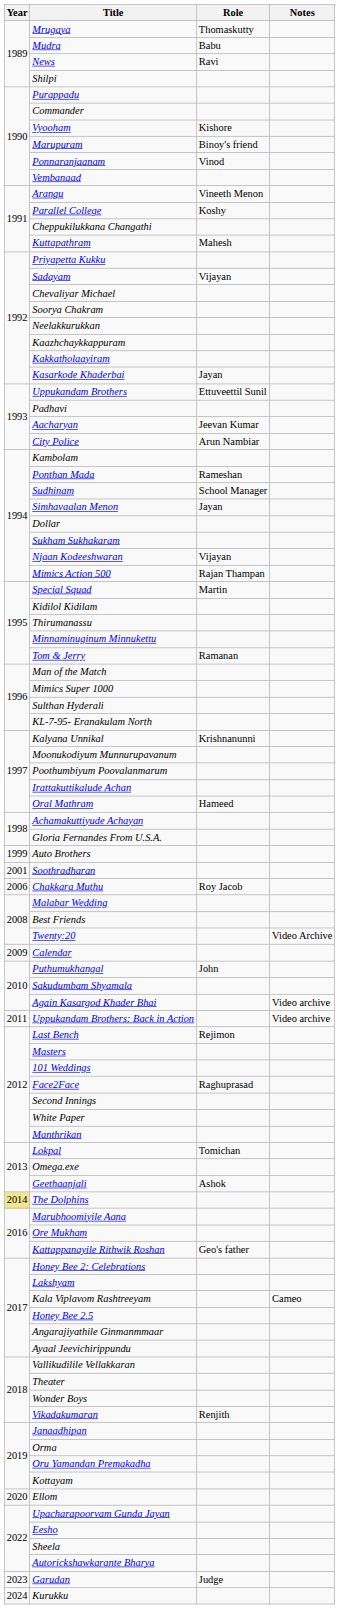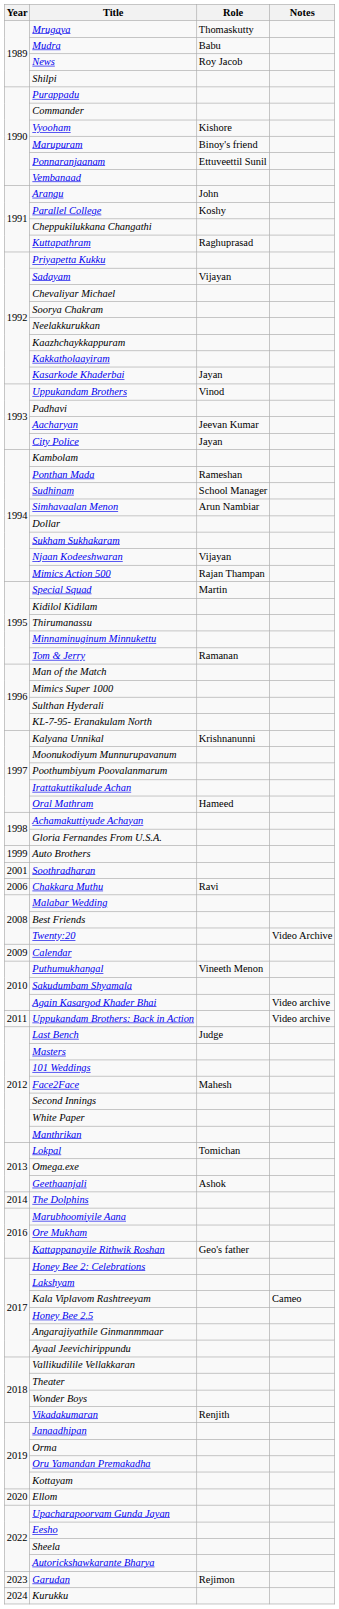(209, 62) Ravi -> (221, 62) Roy Jacob
(212, 161) Vinod -> (233, 161) Ettuveettil Sunil
(231, 194) Vineeth Menon -> (209, 194) John
(215, 243) Mahesh -> (226, 243) Raghuprasad
(233, 392) Ettuveettil Sunil -> (212, 392) Vinod
(229, 441) Arun Nambiar -> (211, 441) Jayan
(211, 507) Jayan -> (229, 507) Arun Nambiar
(221, 886) Roy Jacob -> (209, 886) Ravi
(209, 969) John -> (231, 969) Vineeth Menon
(217, 1035) Rejimon -> (211, 1035) Judge
(226, 1084) Raghuprasad -> (215, 1084) Mahesh
(17, 1200) khaki background -> (17, 1200) no background
(211, 1579) Judge -> (217, 1579) Rejimon
